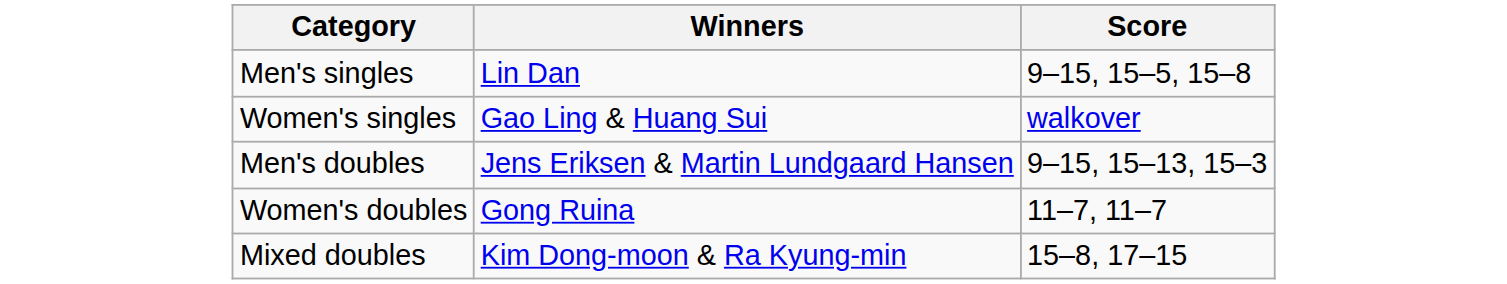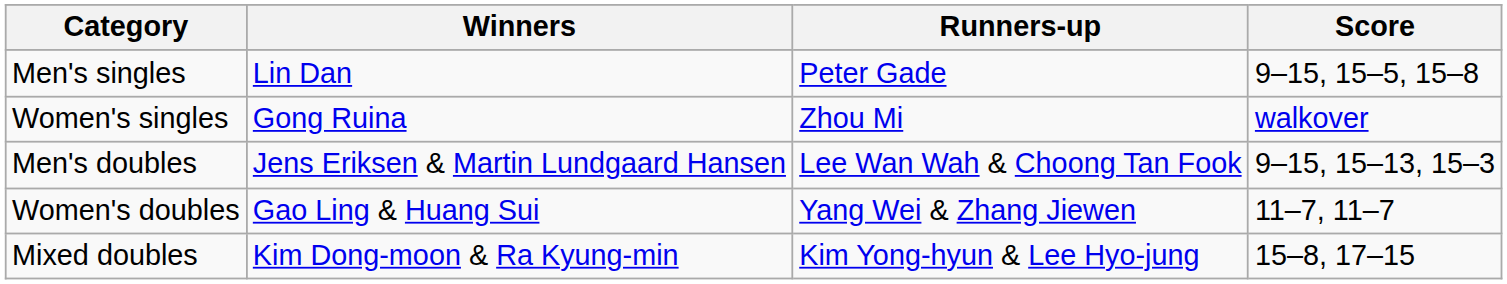+ column: (1020, 27)
(624, 118) Gao Ling & Huang Sui -> (330, 118) Gong Ruina
(558, 210) Gong Ruina -> (396, 210) Gao Ling & Huang Sui
